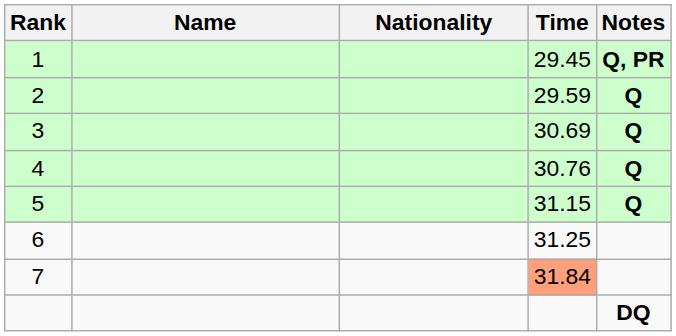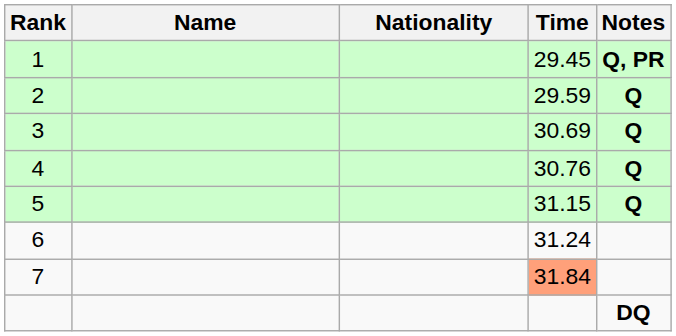(562, 240) 31.25 -> (562, 240) 31.24
